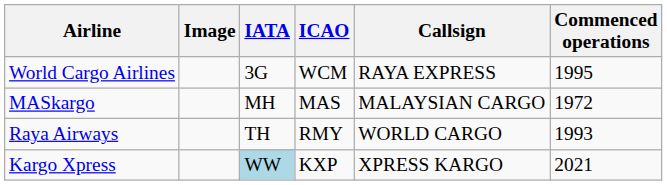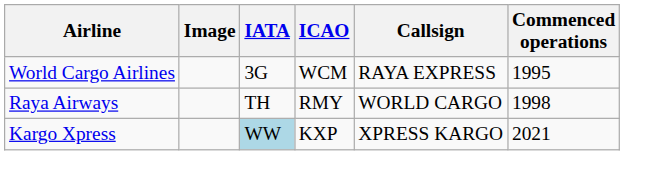- row: (52, 103)
(574, 133) 1993 -> (531, 103) 1998
